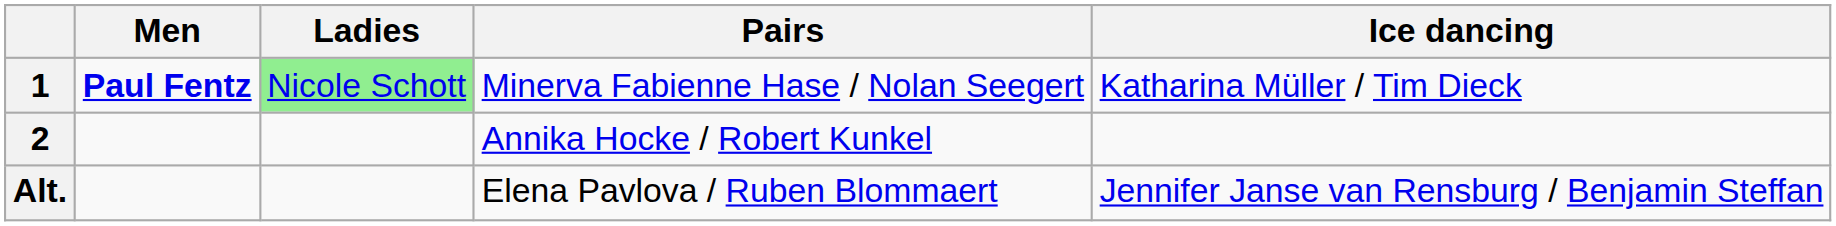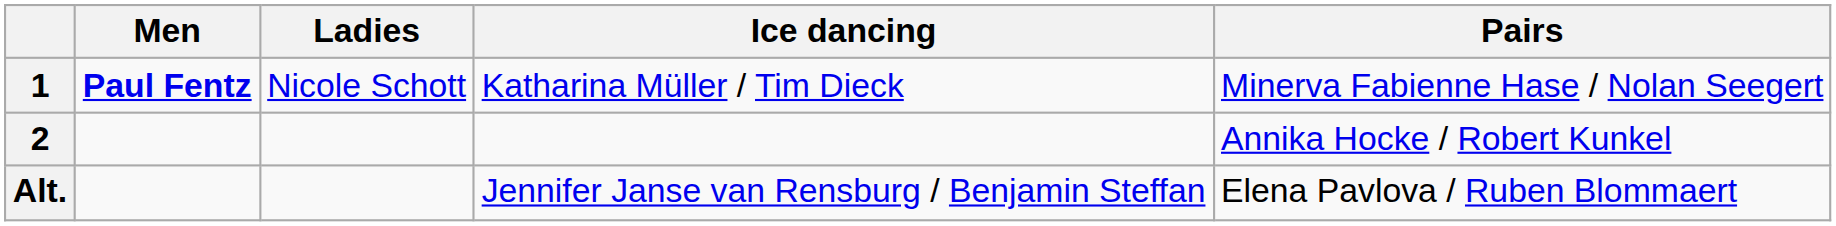columns swapped: (783, 31) <-> (1462, 31)
(367, 84) lightgreen background -> (367, 84) no background
